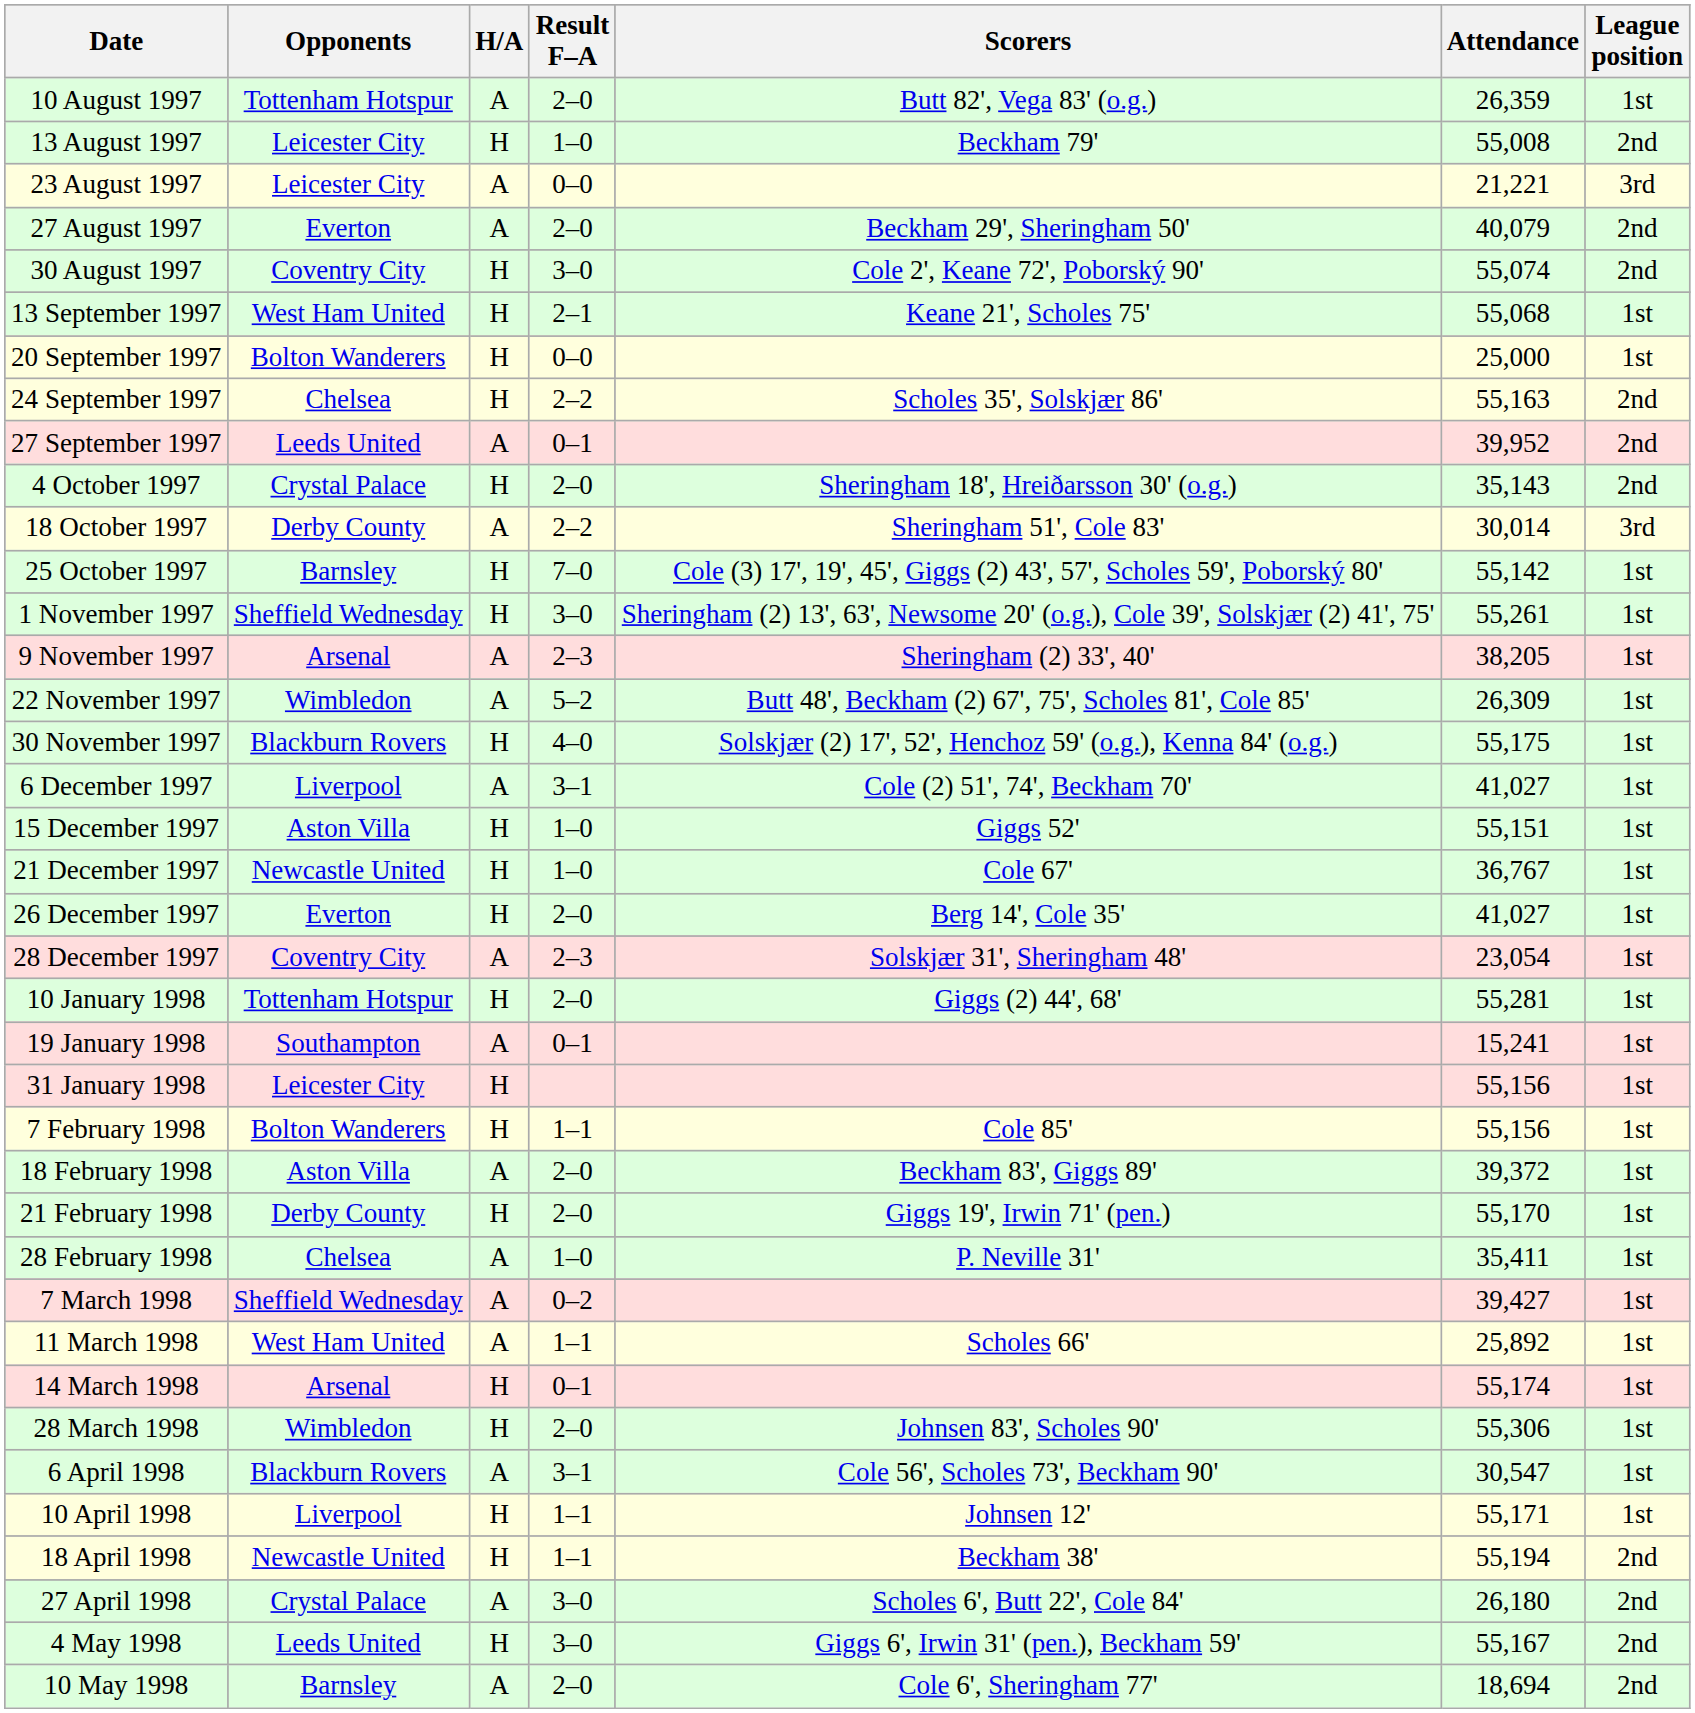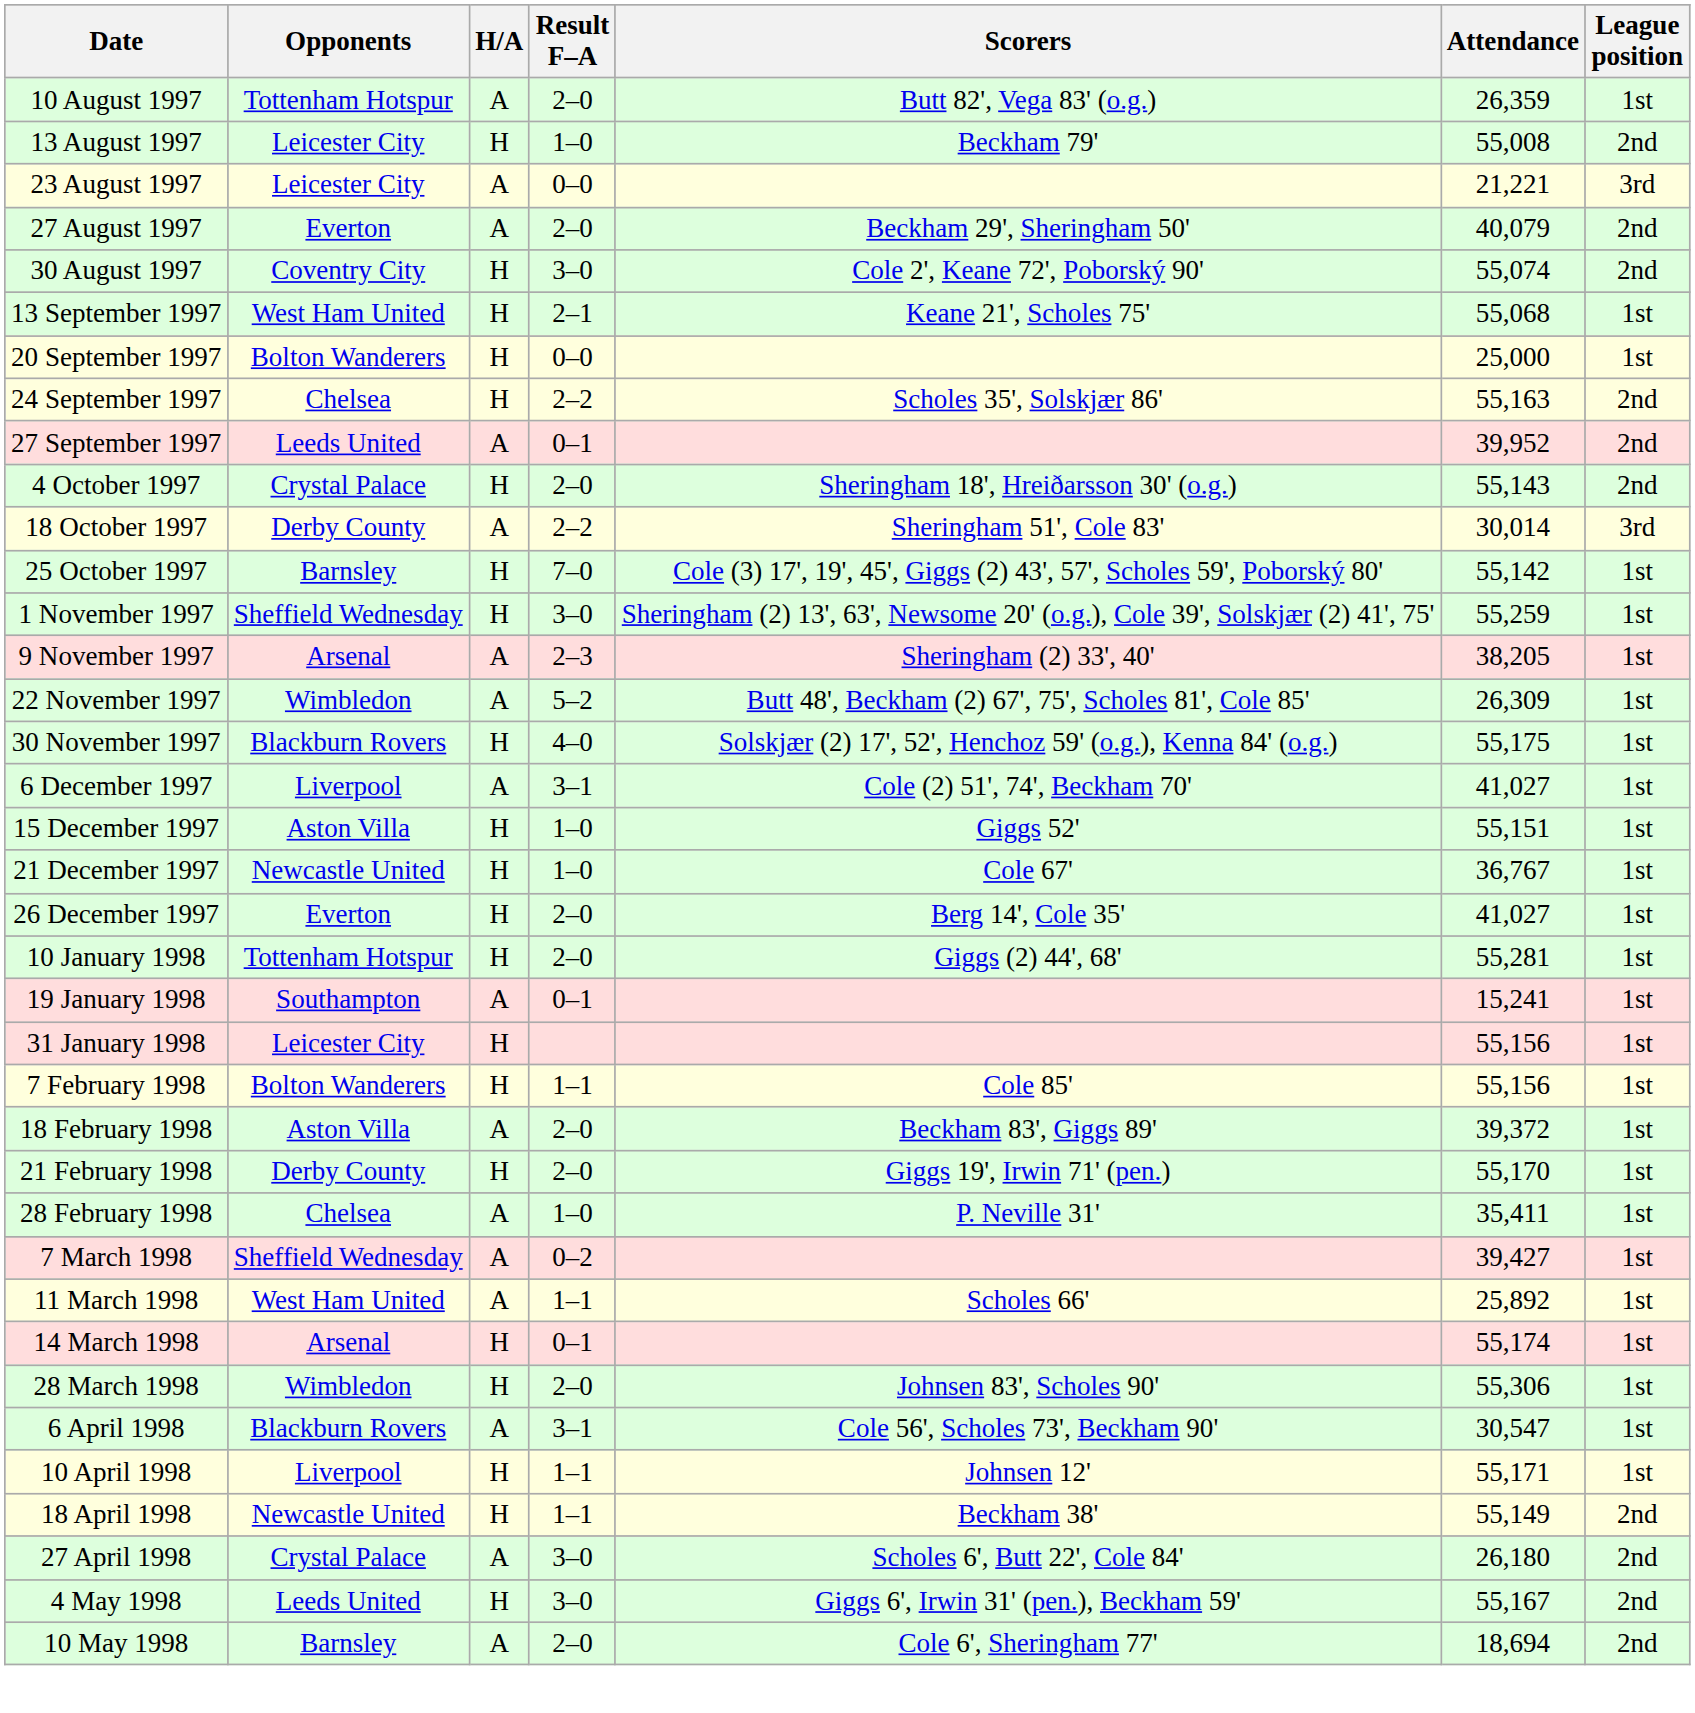(1513, 485) 35,143 -> (1513, 485) 55,143
(1513, 613) 55,261 -> (1513, 613) 55,259
- row: (116, 956)
(1513, 1557) 55,194 -> (1513, 1514) 55,149
